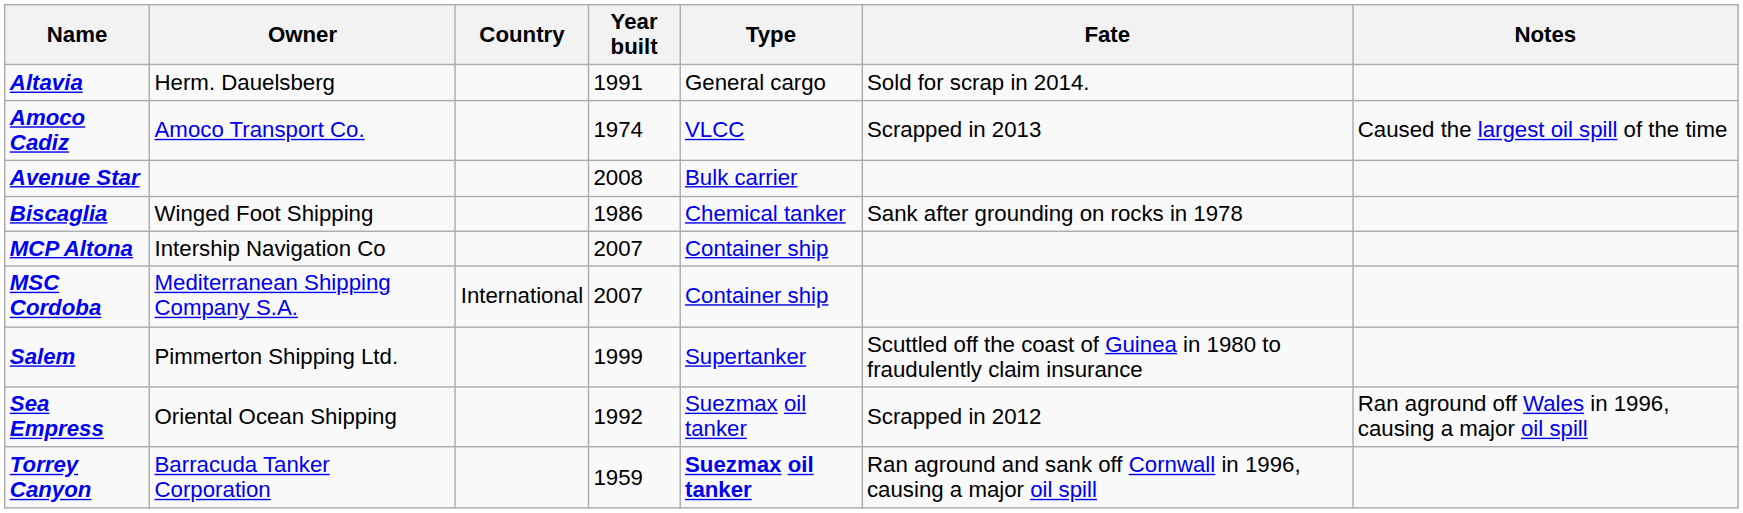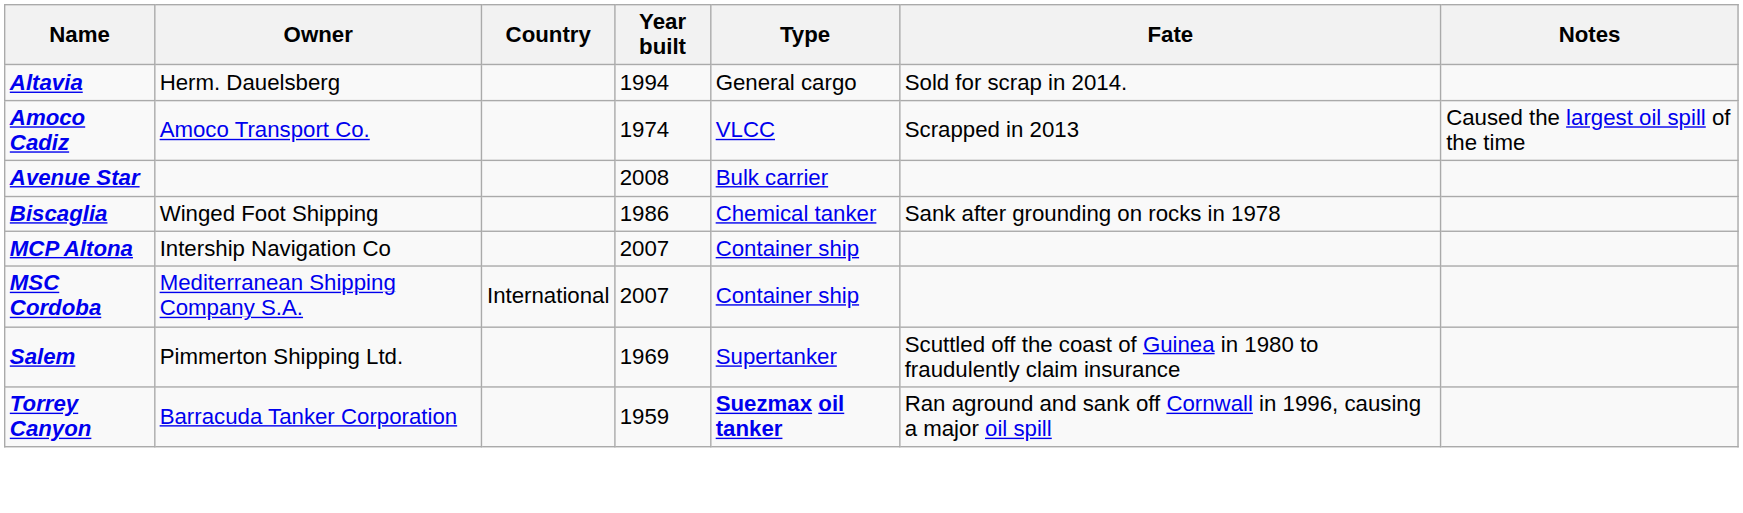(618, 82) 1991 -> (644, 82) 1994
(618, 356) 1999 -> (644, 356) 1969
- row: (57, 416)
